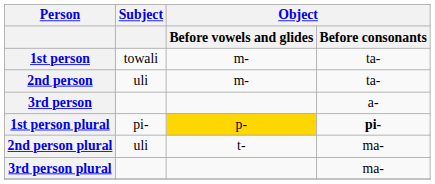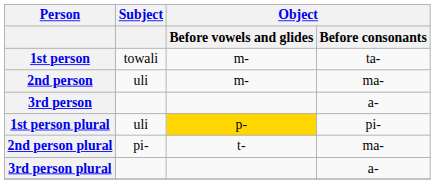(373, 80) ta- -> (373, 80) ma-
(141, 124) pi- -> (141, 124) uli
(373, 124) bold -> (373, 124) normal
(141, 146) uli -> (141, 146) pi-
(373, 168) ma- -> (373, 168) a-
